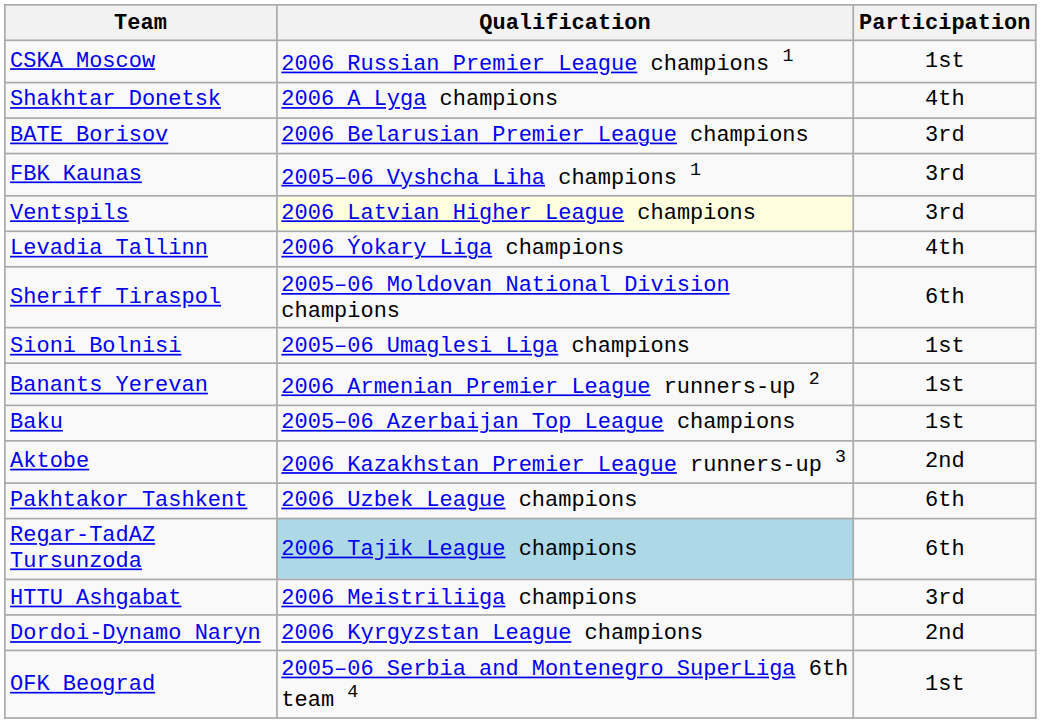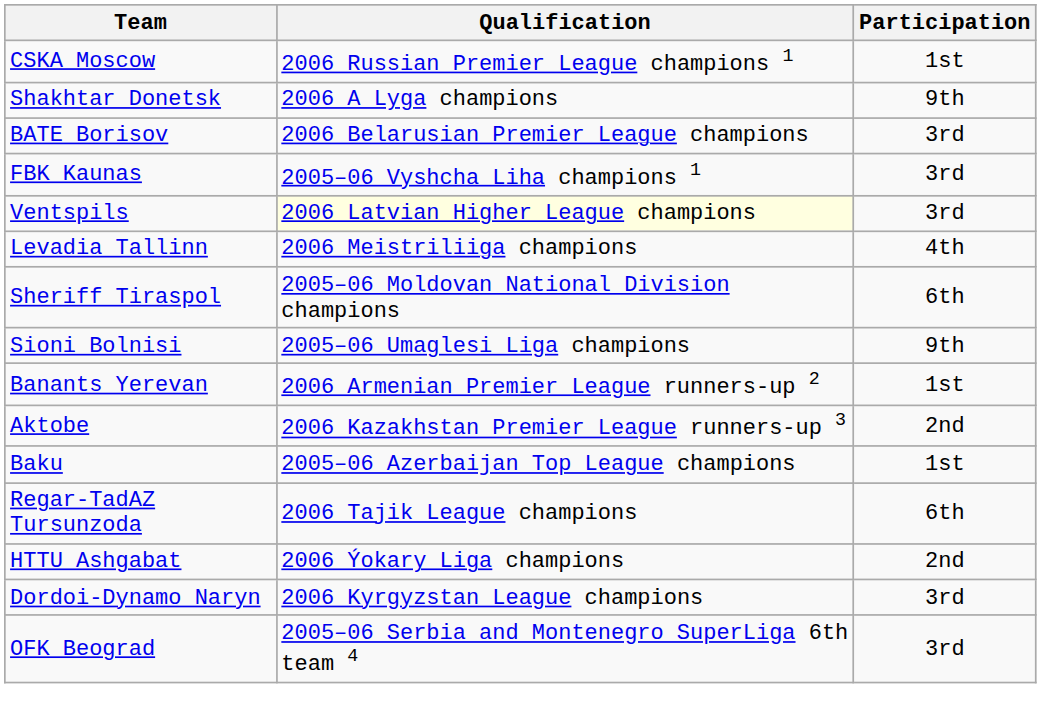(945, 100) 4th -> (945, 100) 9th
(453, 249) 2006 Ýokary Liga champions -> (459, 249) 2006 Meistriliiga champions
(945, 346) 1st -> (945, 346) 9th
rows swapped: (36, 423) <-> (50, 462)
- row: (129, 500)
(459, 549) lightblue background -> (459, 513) no background
(459, 597) 2006 Meistriliiga champions -> (453, 561) 2006 Ýokary Liga champions
(945, 597) 3rd -> (945, 561) 2nd
(945, 633) 2nd -> (945, 597) 3rd
(945, 684) 1st -> (945, 649) 3rd
